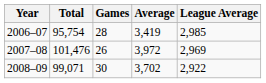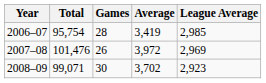(193, 68) 2,922 -> (193, 68) 2,923
